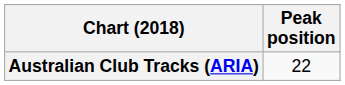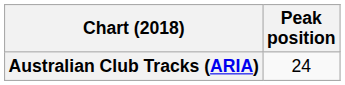(301, 66) 22 -> (301, 66) 24
